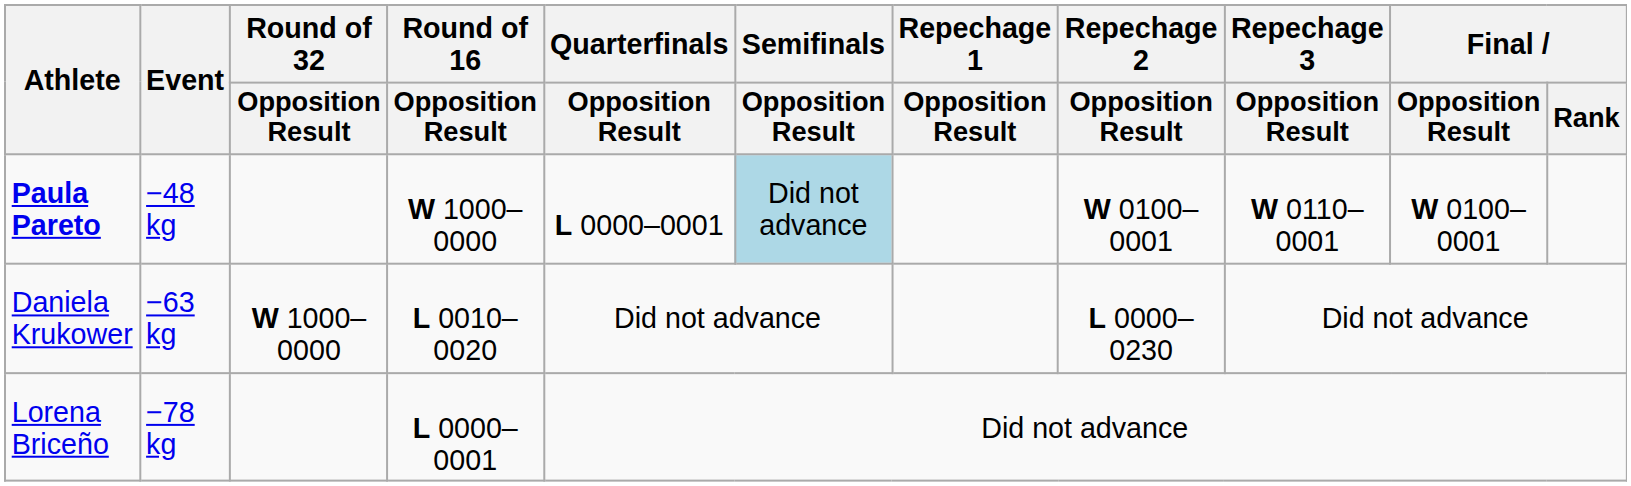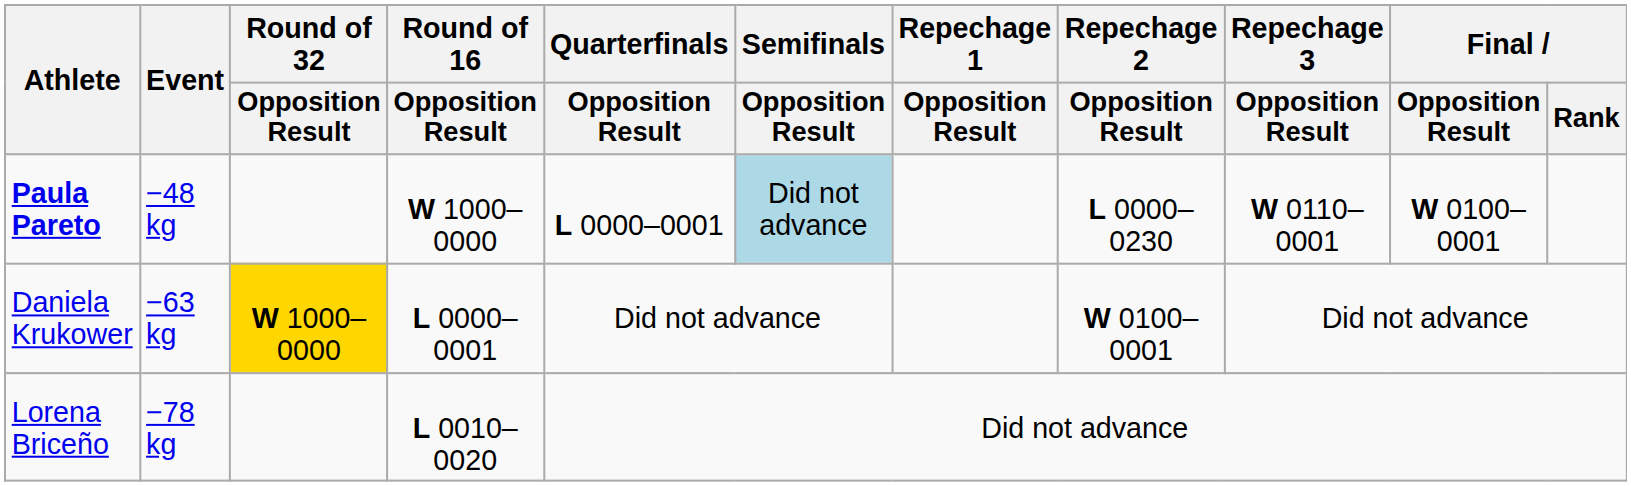(1141, 225) W 0100–0001 -> (1141, 225) L 0000–0230
(309, 334) no background -> (309, 334) gold background
(465, 334) L 0010–0020 -> (465, 334) L 0000–0001
(1141, 334) L 0000–0230 -> (1141, 334) W 0100–0001
(465, 443) L 0000–0001 -> (465, 443) L 0010–0020
